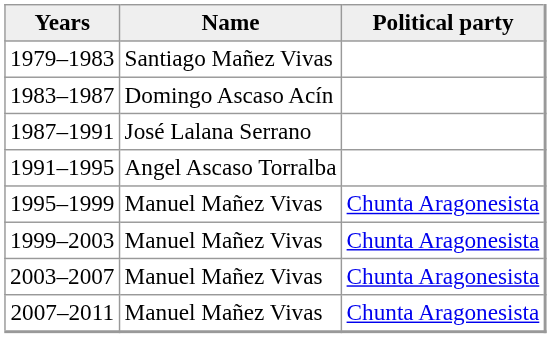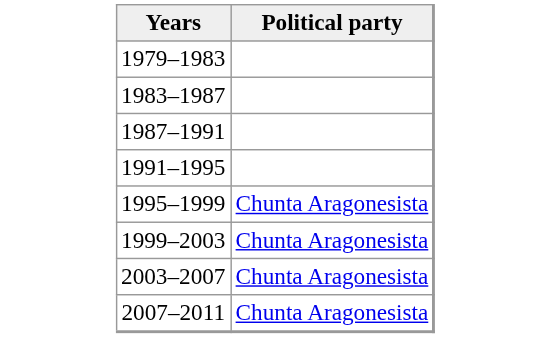- column: (231, 22)
